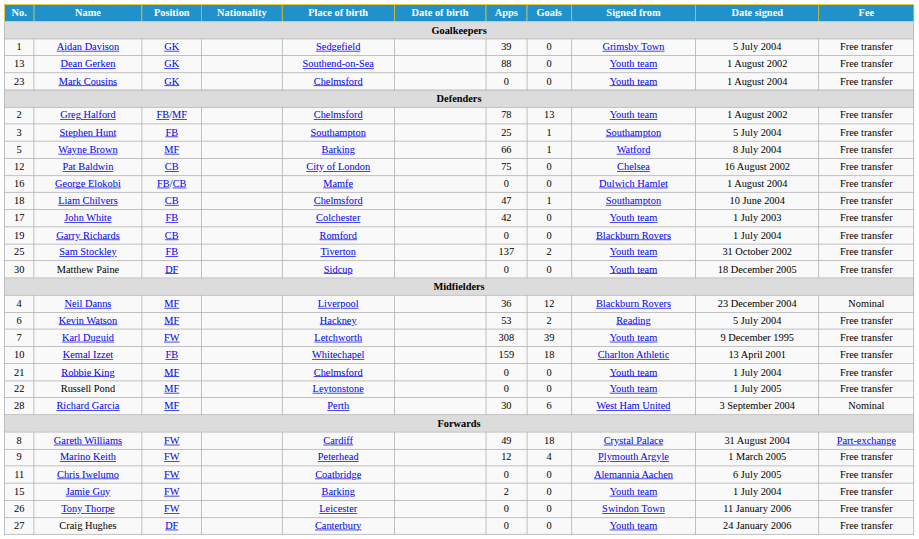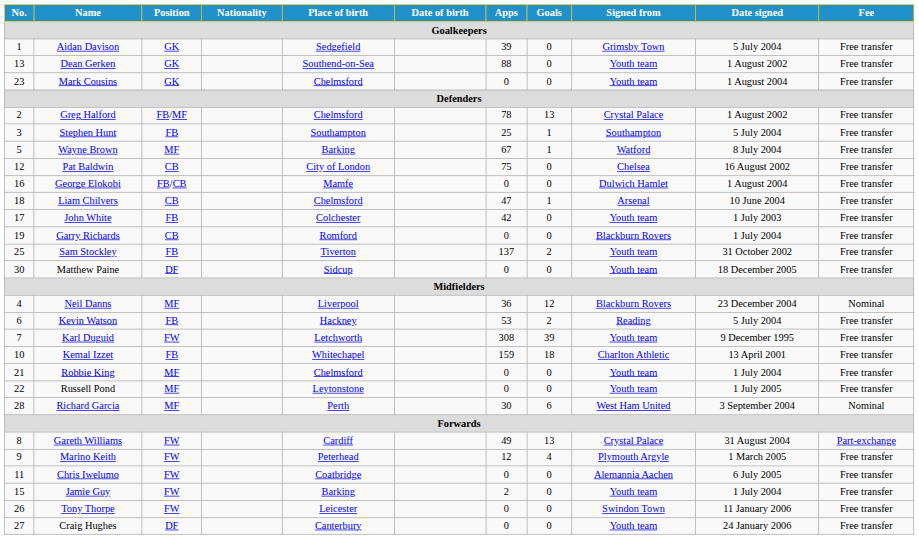(633, 116) Youth team -> (633, 116) Crystal Palace
(506, 150) 66 -> (506, 150) 67
(633, 201) Southampton -> (633, 201) Arsenal
(172, 321) MF -> (172, 321) FB
(549, 440) 18 -> (549, 440) 13
